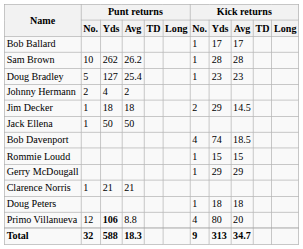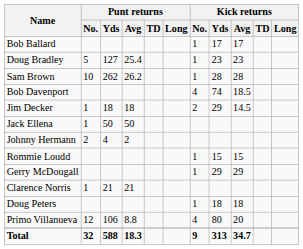rows swapped: (35, 76) <-> (31, 60)
rows swapped: (38, 140) <-> (41, 92)
(110, 220) bold -> (110, 220) normal
